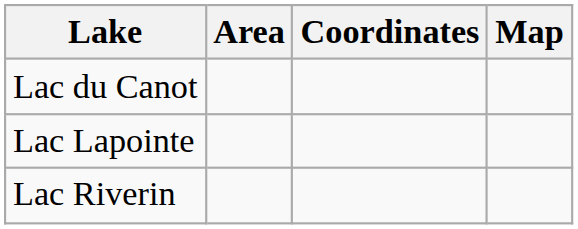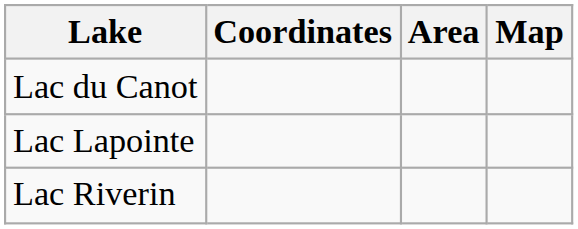columns swapped: (249, 31) <-> (390, 31)
